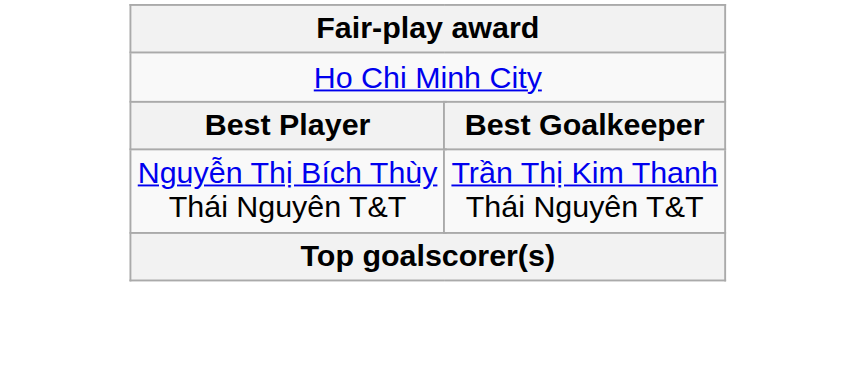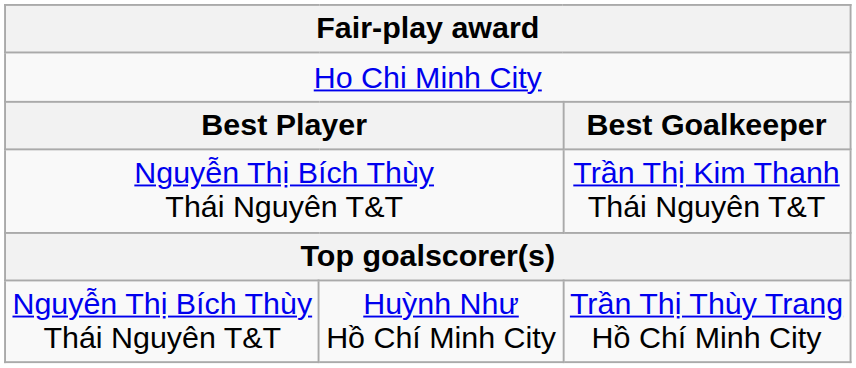+ row: (441, 320)
